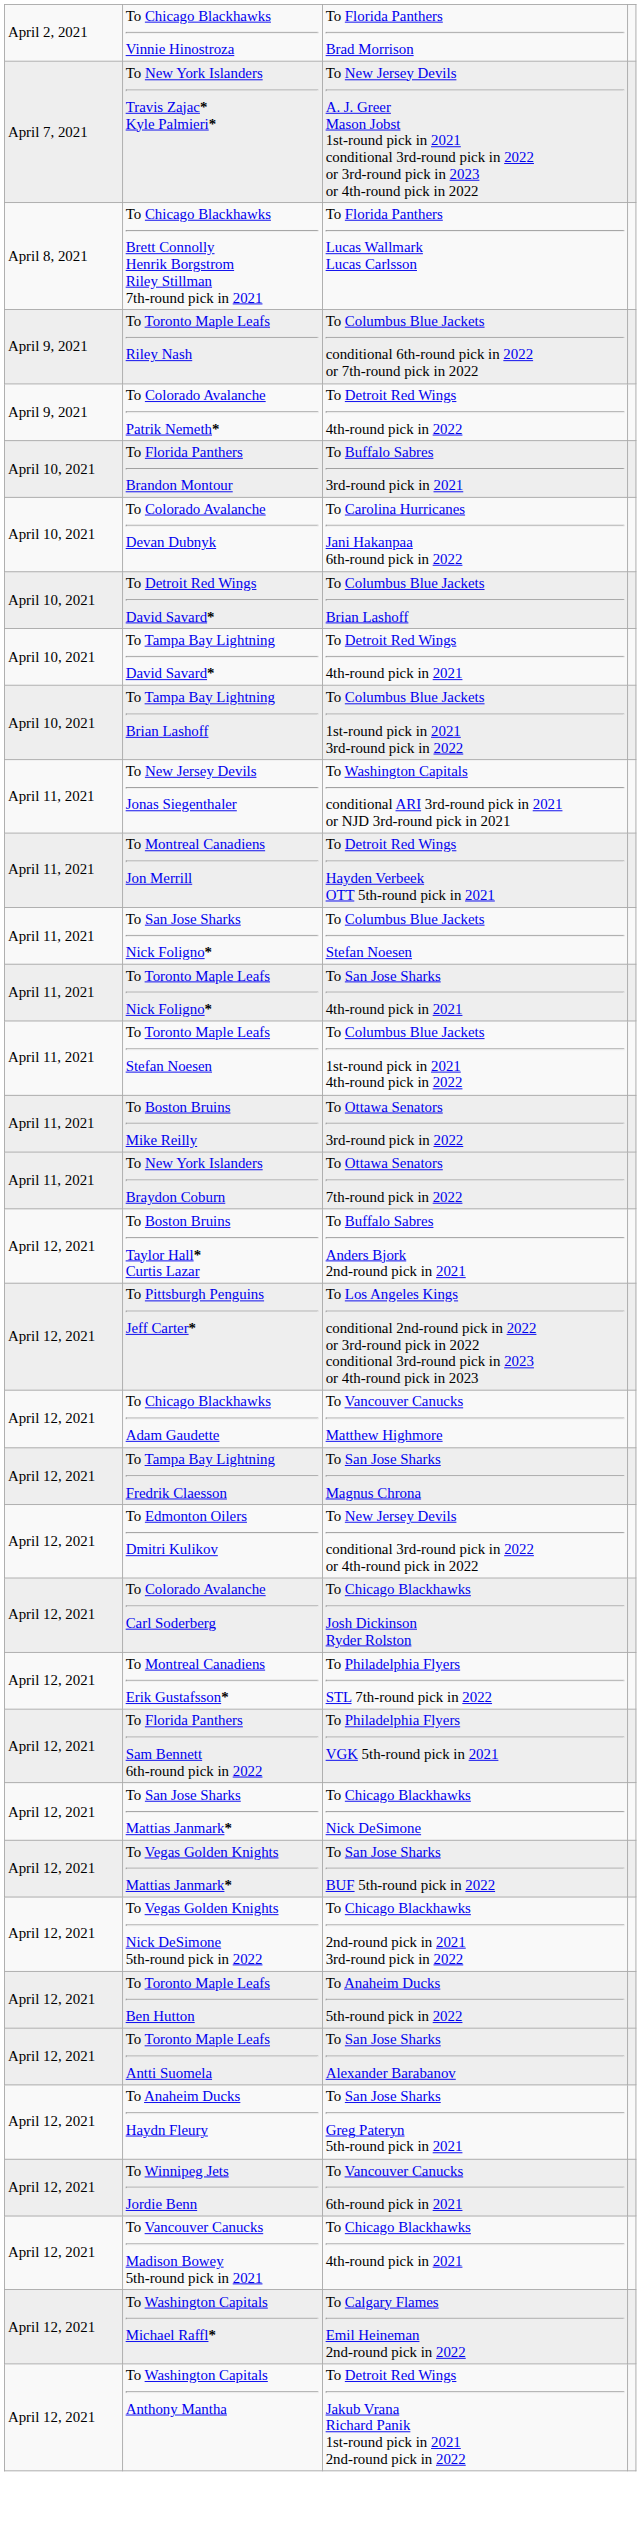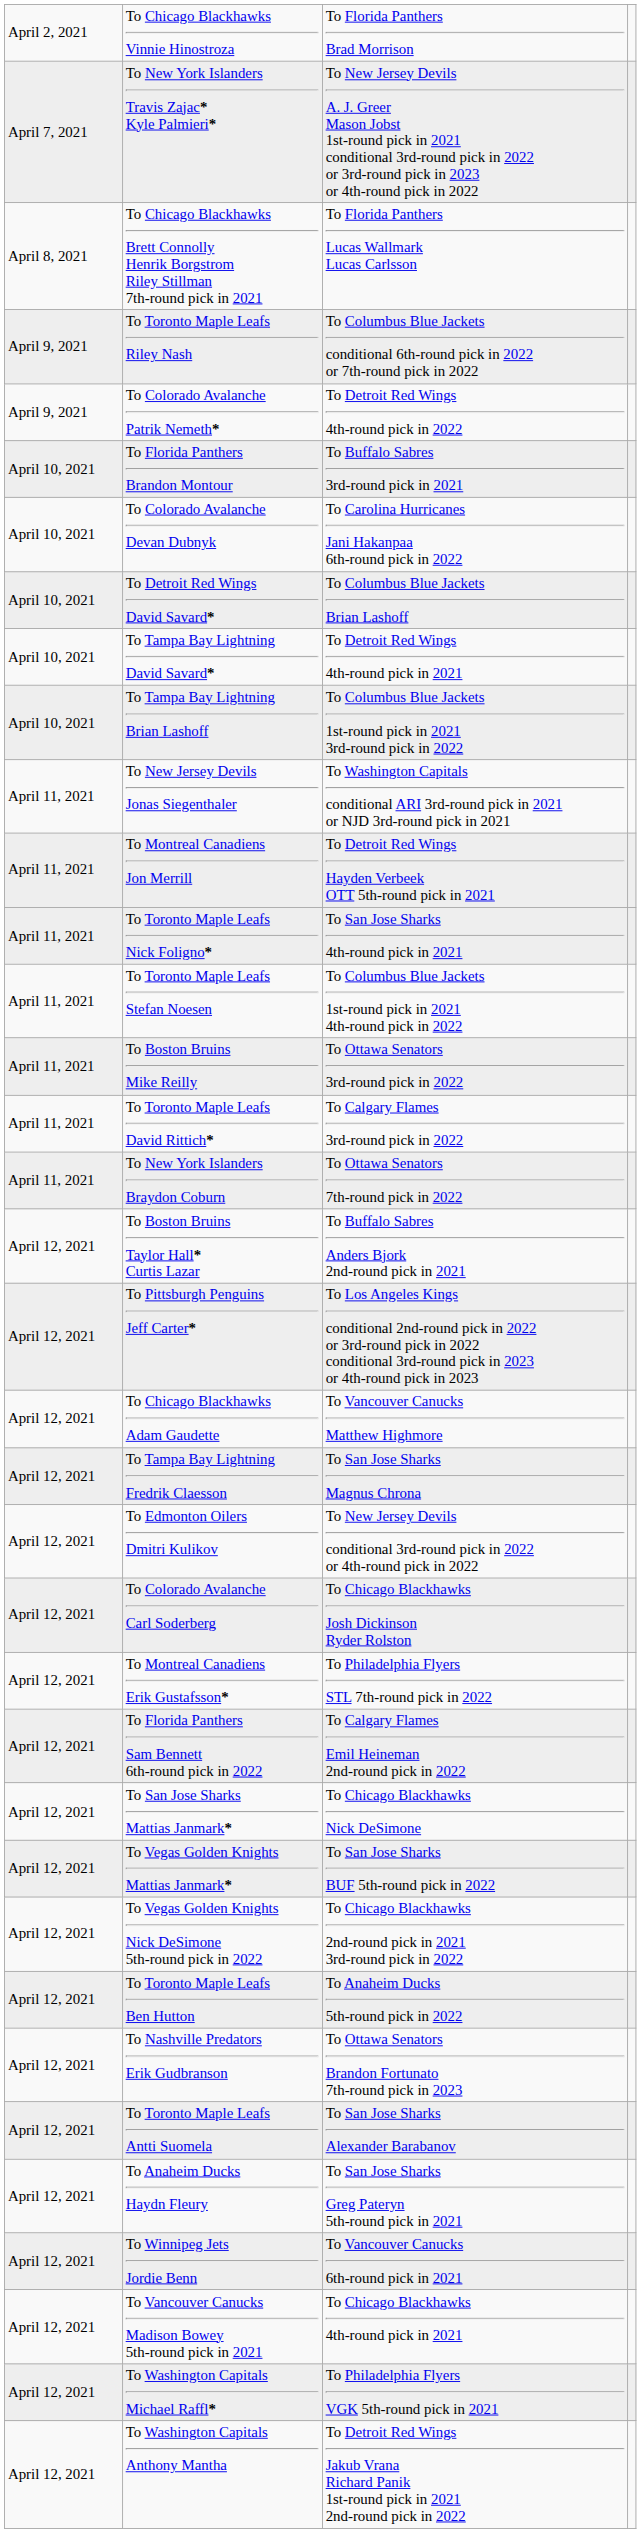- row: (222, 935)
+ row: (222, 1123)
(475, 1737) To Philadelphia Flyers VGK 5th-round pick in 2021 -> (475, 1746) To Calgary Flames Emil Heineman 2nd-round pick in 2022
+ row: (222, 2056)
(475, 2326) To Calgary Flames Emil Heineman 2nd-round pick in 2022 -> (475, 2392) To Philadelphia Flyers VGK 5th-round pick in 2021
